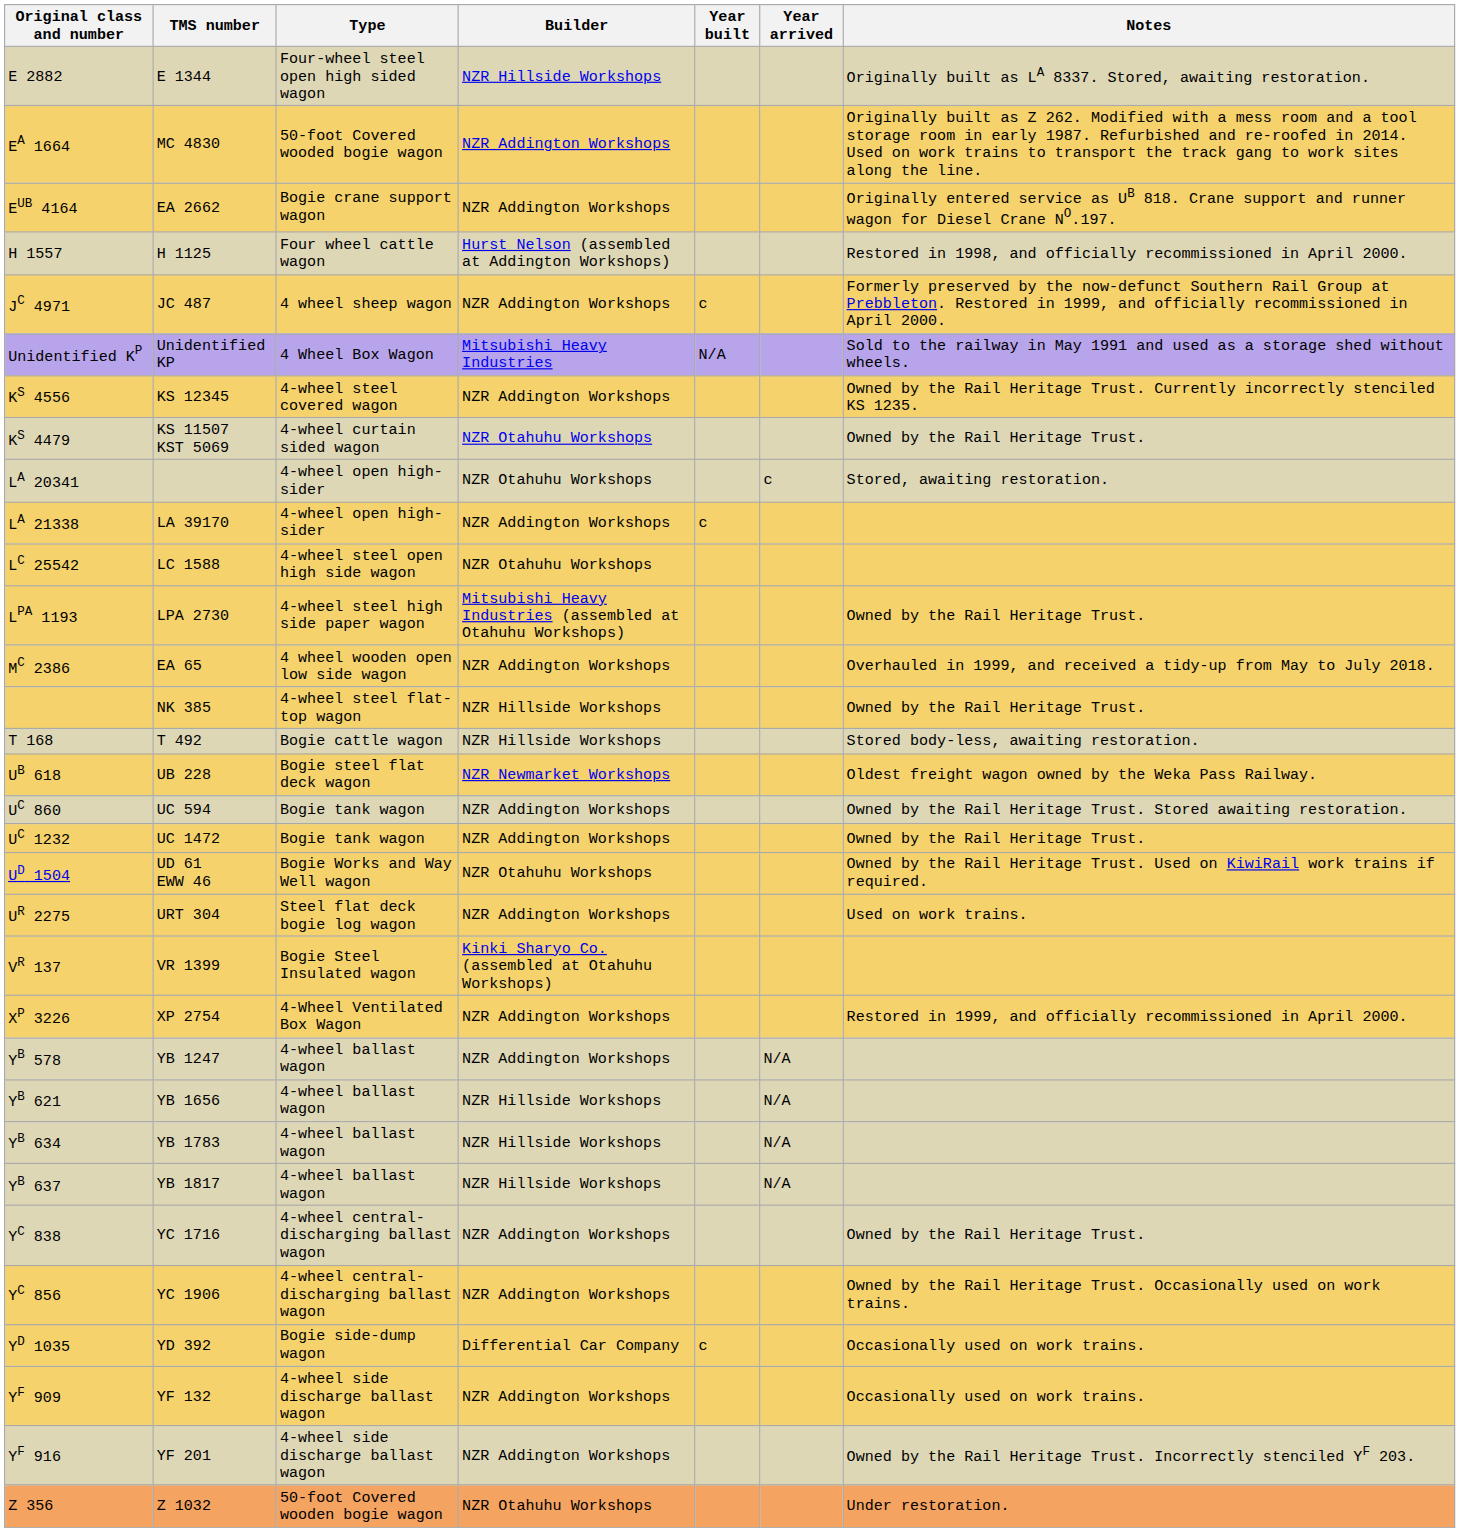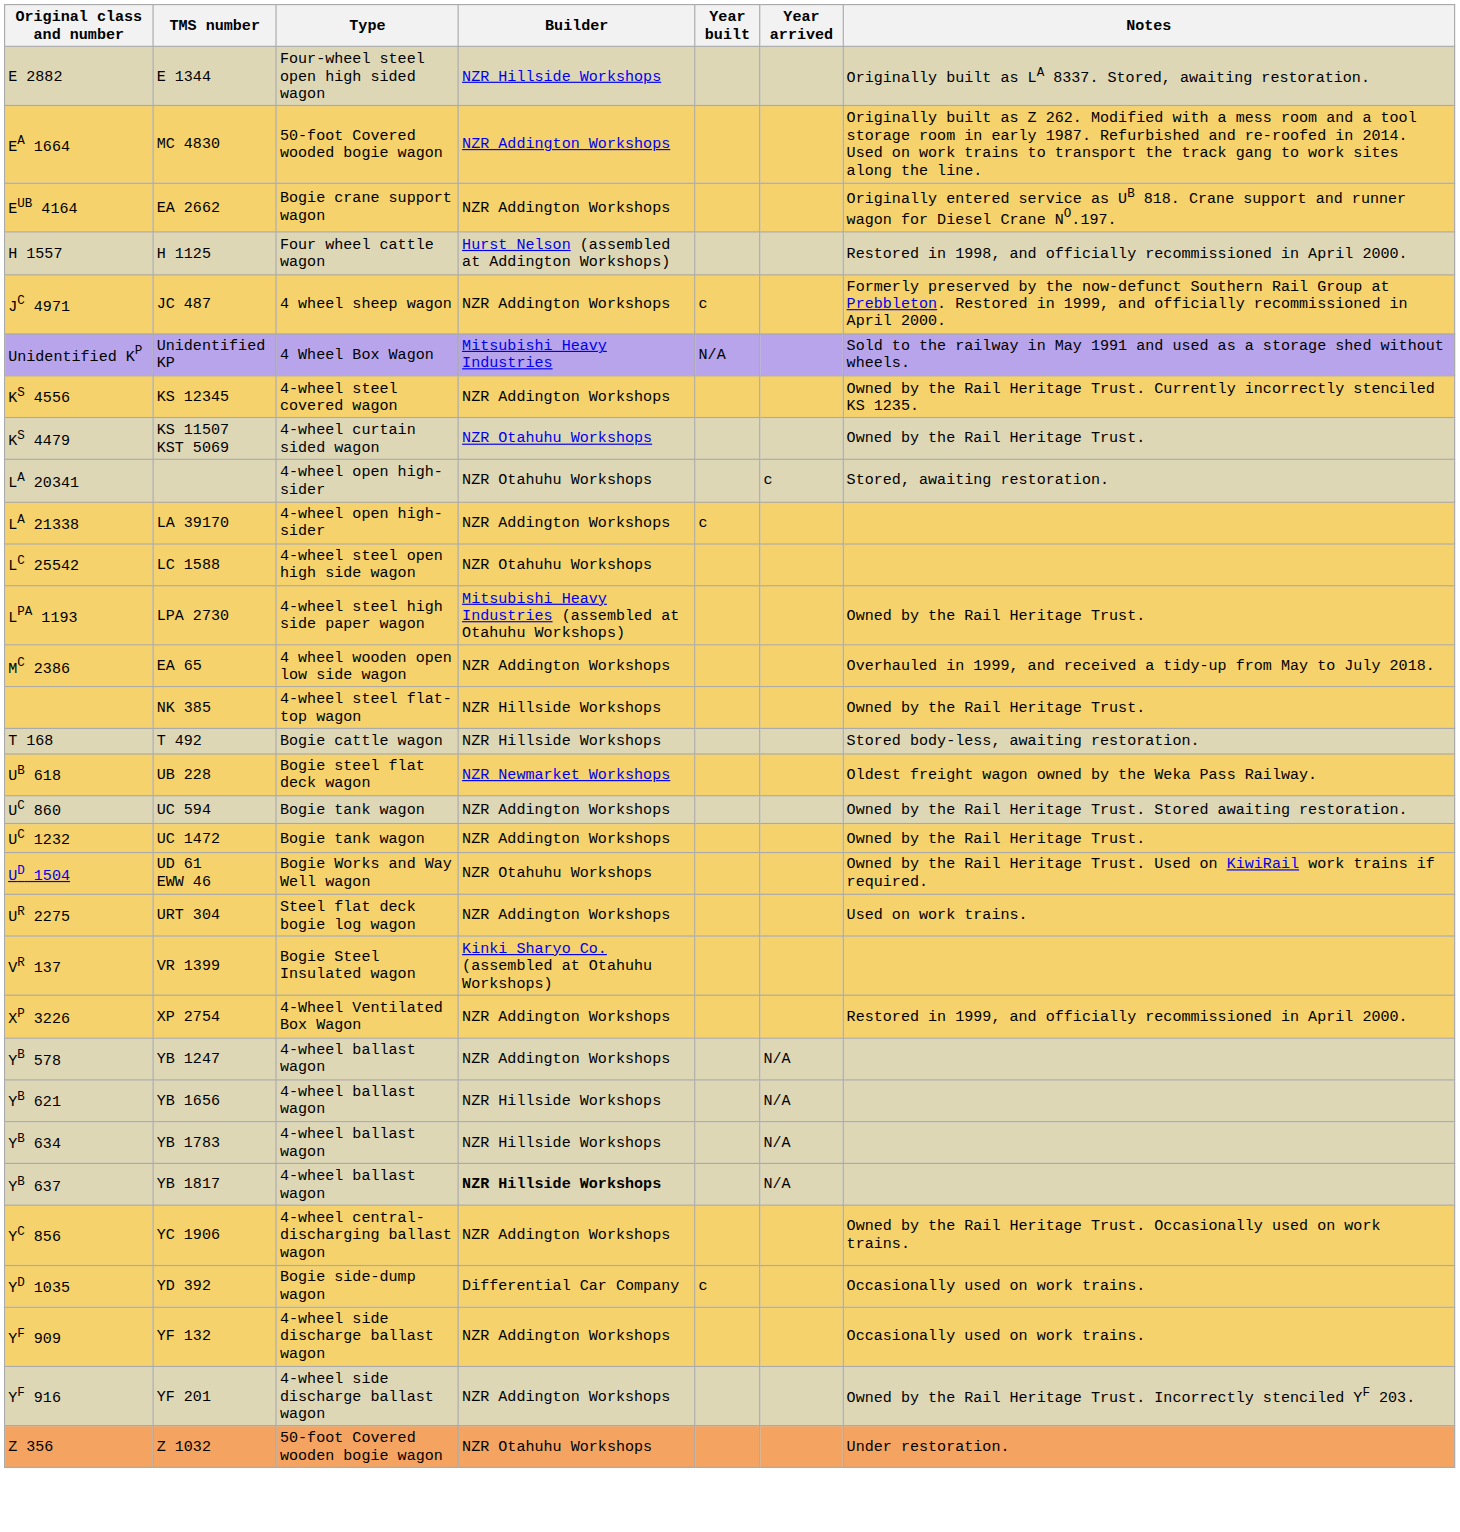(562, 1185) normal -> (562, 1185) bold
- row: (35, 1235)
